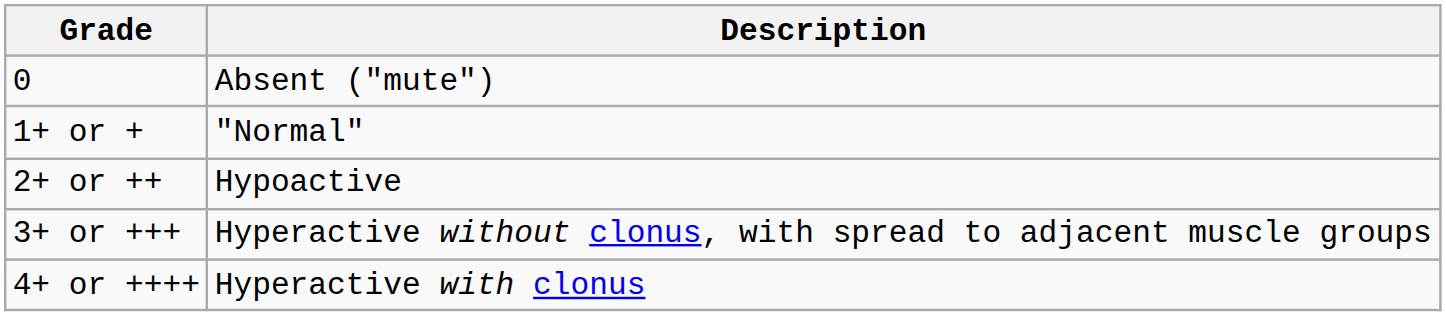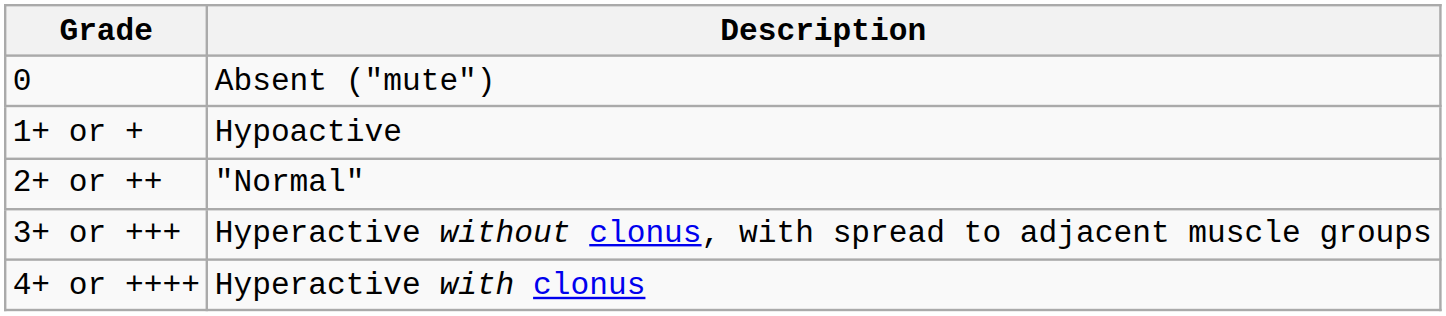(290, 132) "Normal" -> (308, 132) Hypoactive
(308, 183) Hypoactive -> (290, 183) "Normal"
